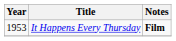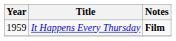(17, 28) 1953 -> (17, 28) 1959
